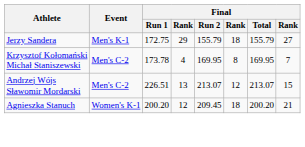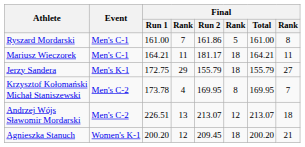+ row: (41, 40)
+ row: (41, 55)
(288, 86) 15 -> (288, 115) 18
